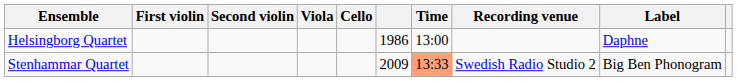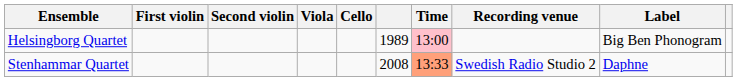(394, 40) 1986 -> (394, 40) 1989
(432, 40) no background -> (432, 40) pink background
(625, 40) Daphne -> (662, 40) Big Ben Phonogram
(394, 64) 2009 -> (394, 64) 2008
(662, 64) Big Ben Phonogram -> (625, 64) Daphne
